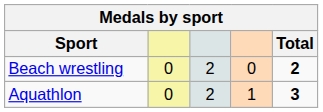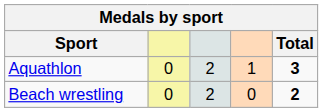rows swapped: (45, 95) <-> (66, 69)
